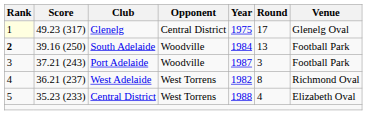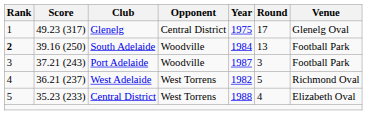(9, 29) lightyellow background -> (9, 29) no background
(260, 79) 8 -> (260, 79) 5
